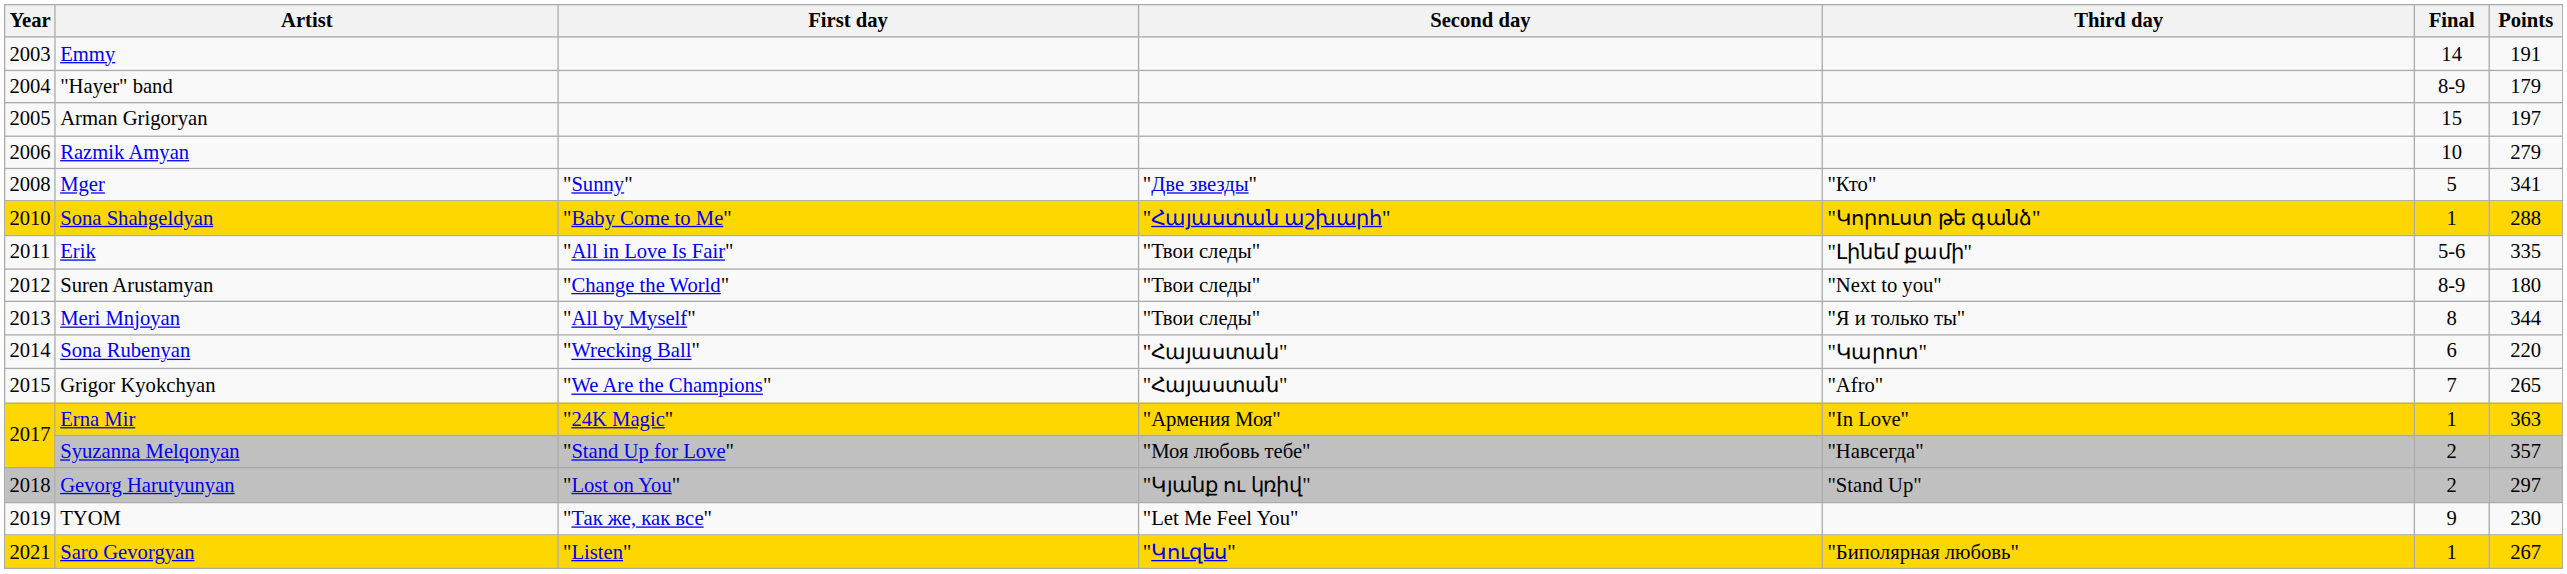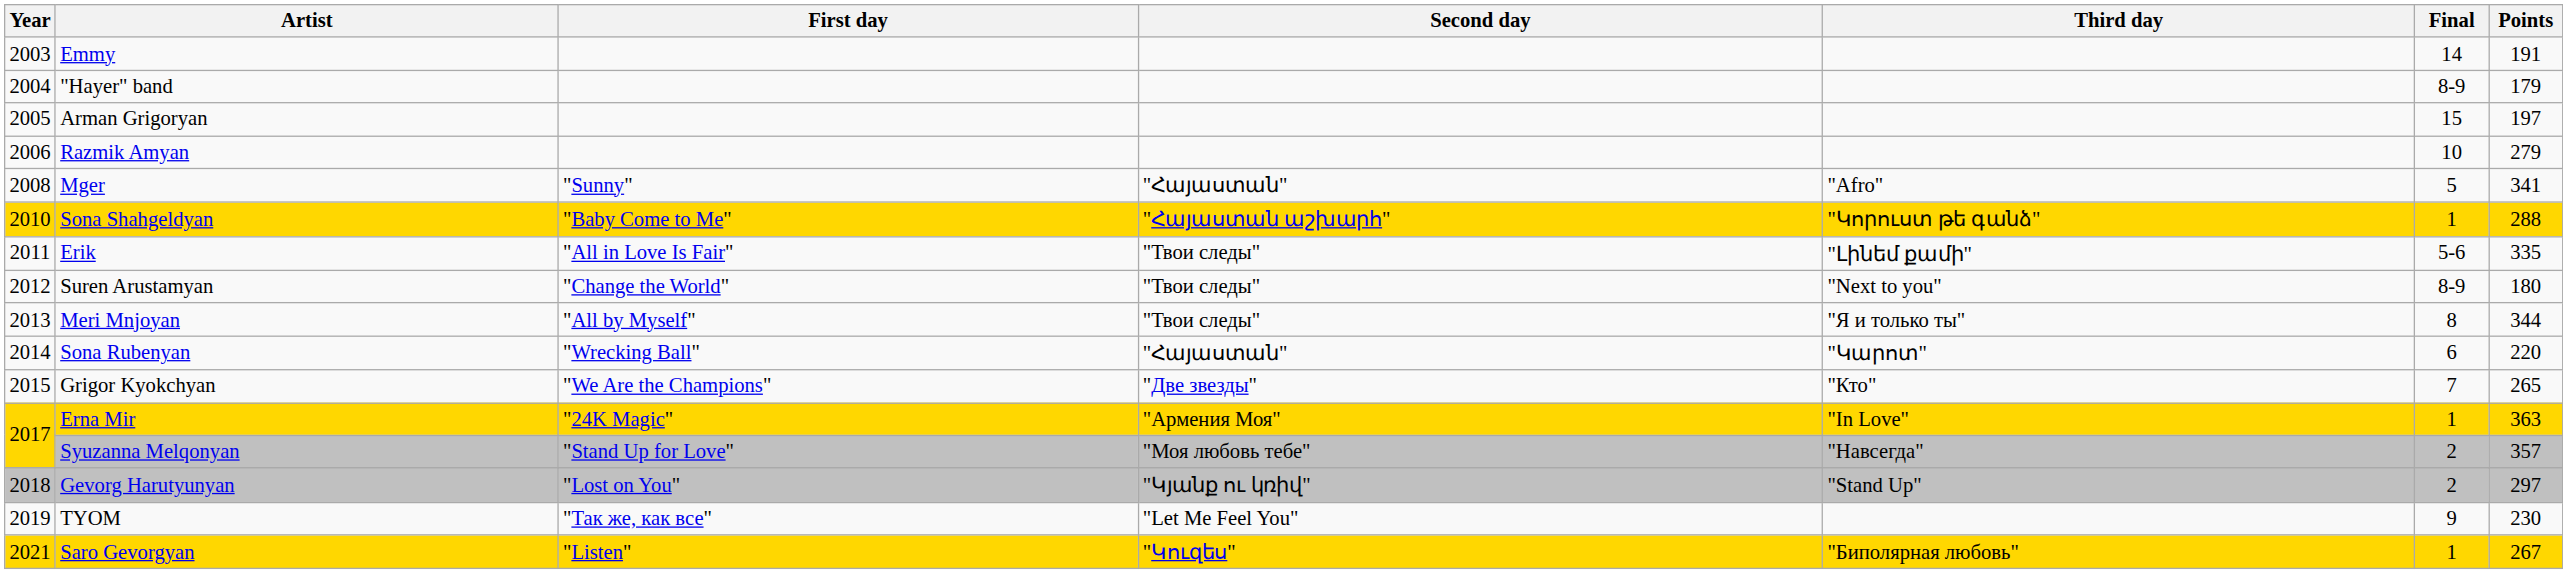(1200, 184) "Две звезды" -> (1215, 185) "Հայաստան"
(1852, 184) "Кто" -> (1855, 185) "Afro"
(1215, 386) "Հայաստան" -> (1200, 386) "Две звезды"
(1855, 385) "Afro" -> (1852, 386) "Кто"
